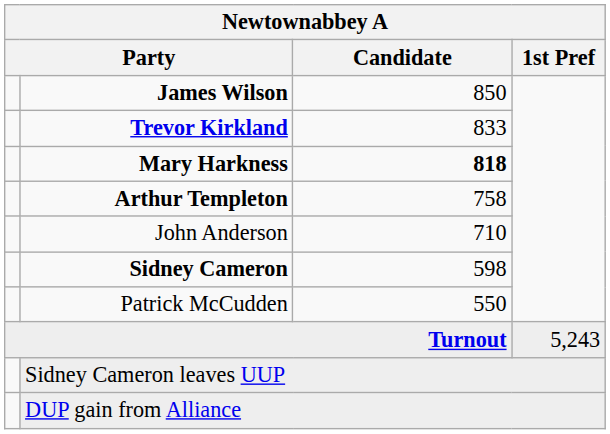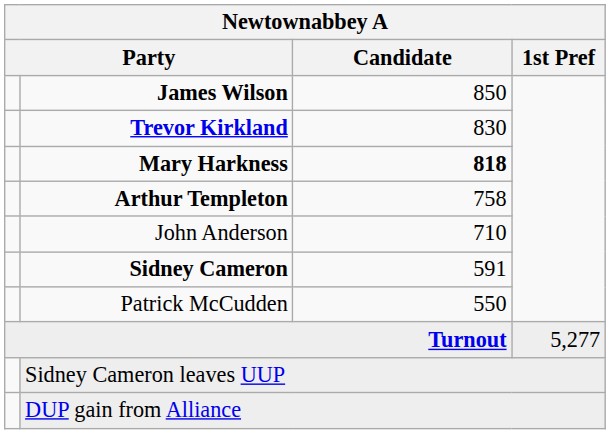(490, 127) 833 -> (490, 127) 830
(490, 269) 598 -> (490, 269) 591
(575, 339) 5,243 -> (575, 339) 5,277
